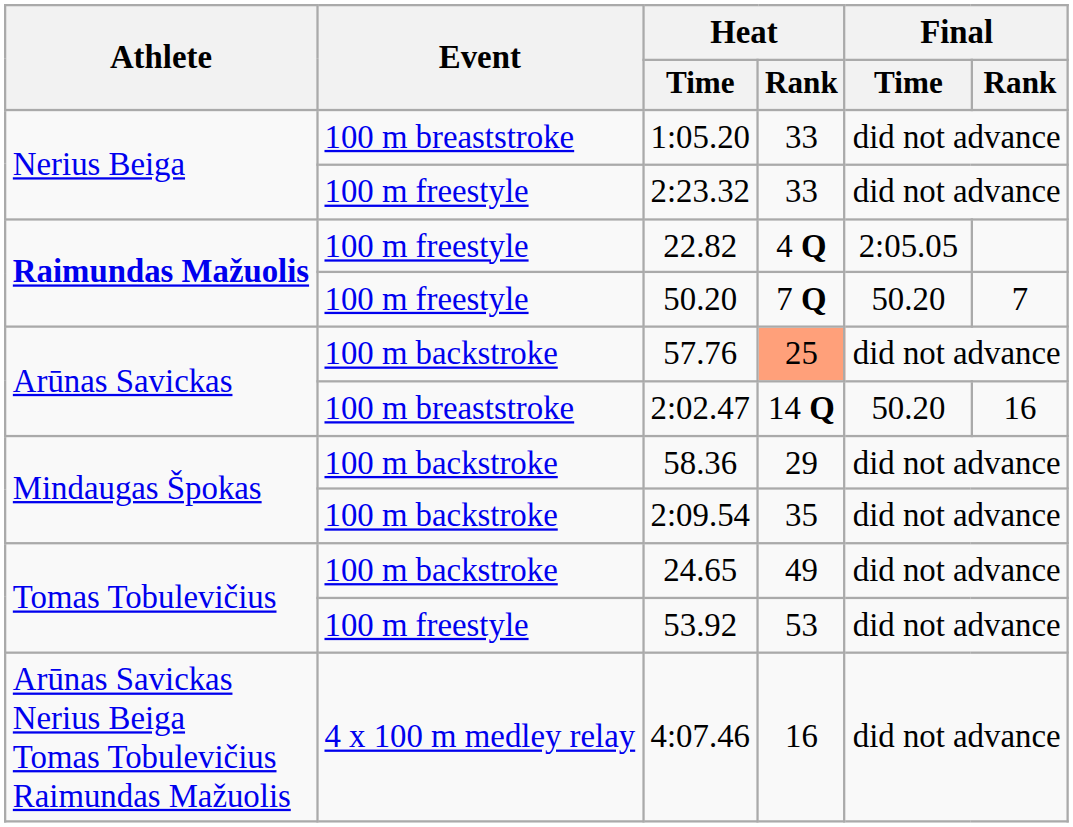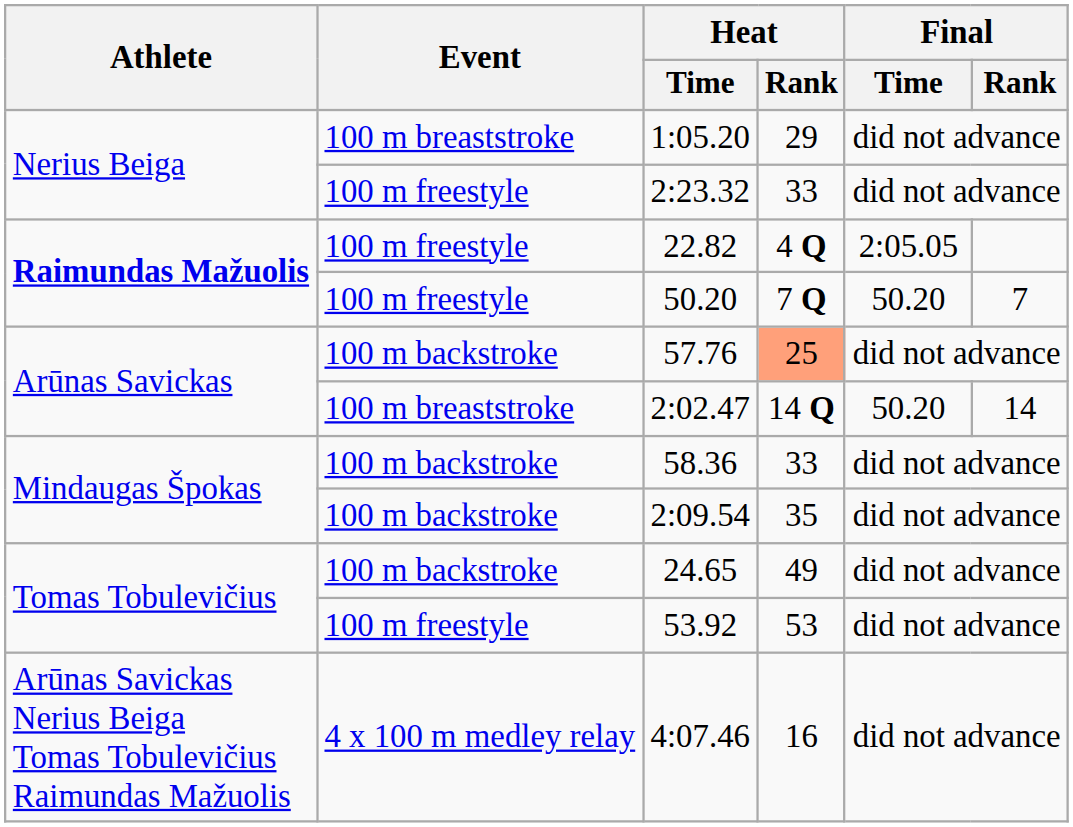(801, 137) 33 -> (801, 137) 29
(1020, 408) 16 -> (1020, 408) 14
(801, 462) 29 -> (801, 462) 33
